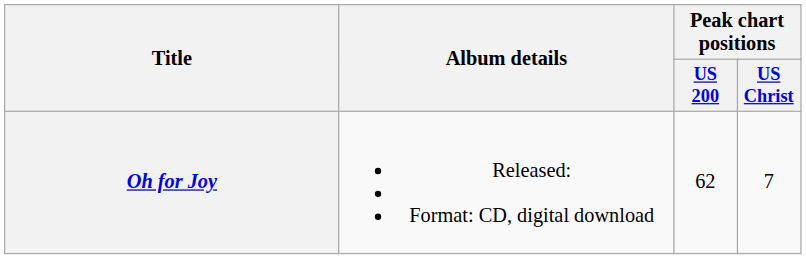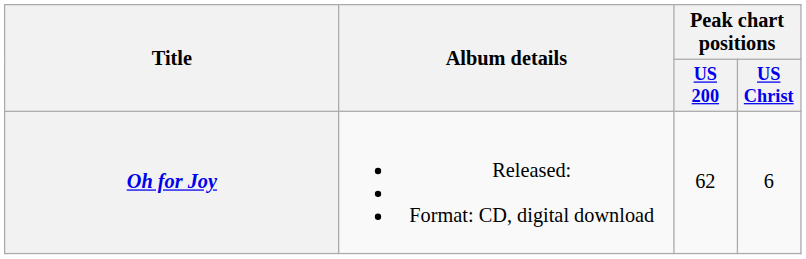(769, 182) 7 -> (769, 182) 6
